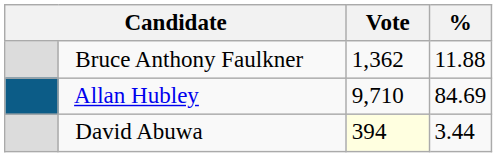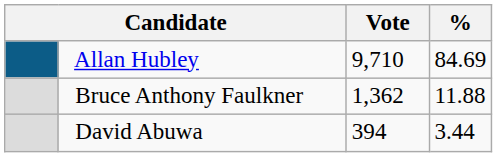rows swapped: (131, 95) <-> (184, 59)
(369, 132) lightyellow background -> (369, 132) no background
